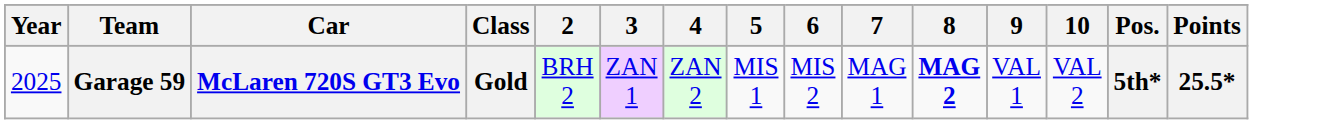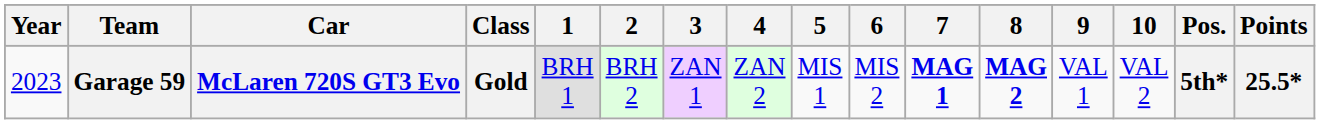+ column: (568, 24)
(36, 81) 2025 -> (36, 81) 2023
(877, 81) normal -> (942, 81) bold
